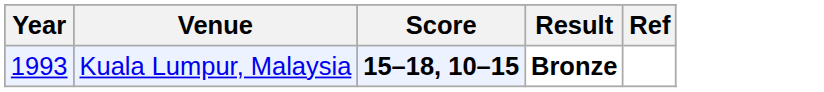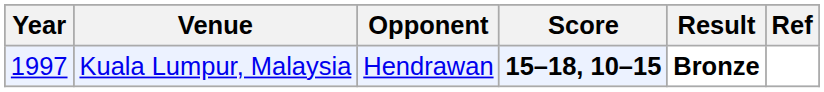+ column: (428, 25)
(39, 66) 1993 -> (39, 66) 1997
